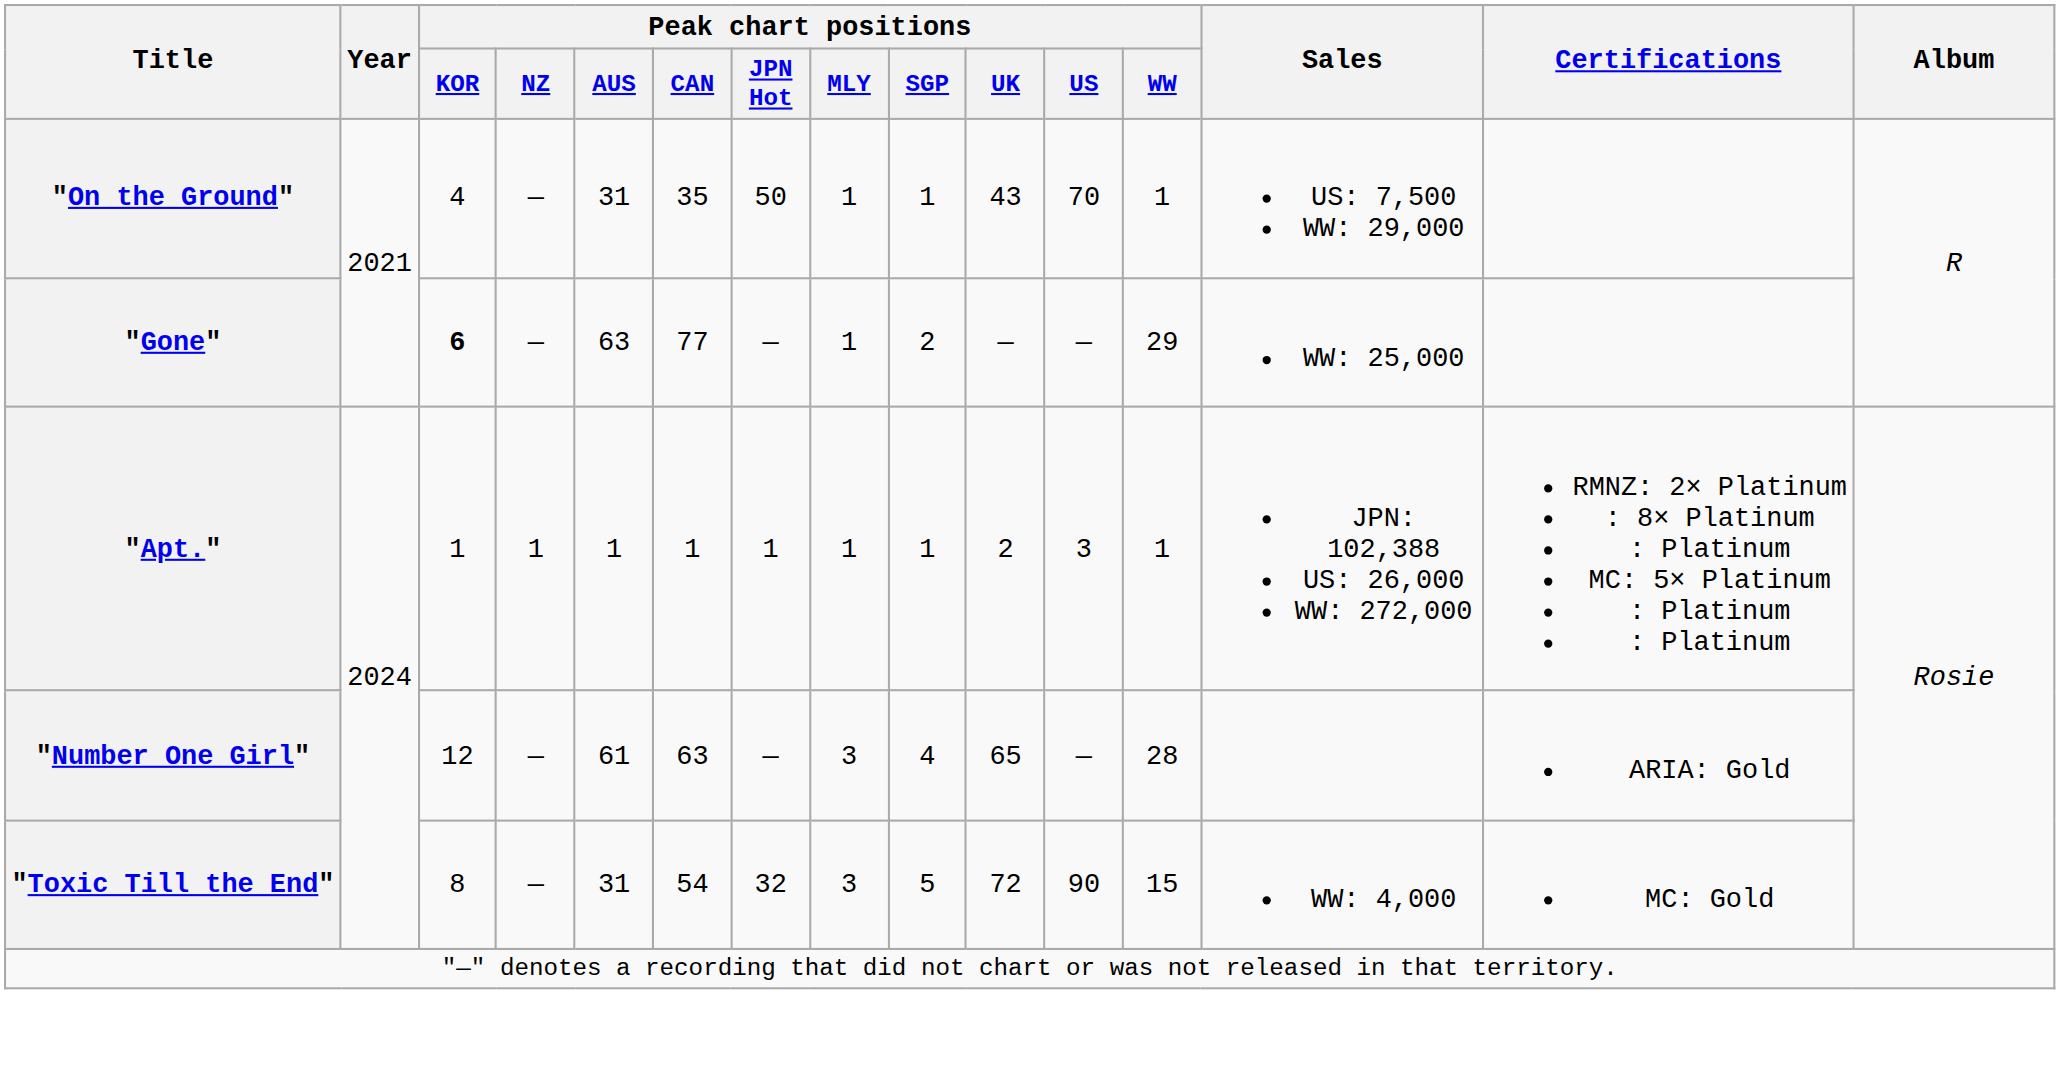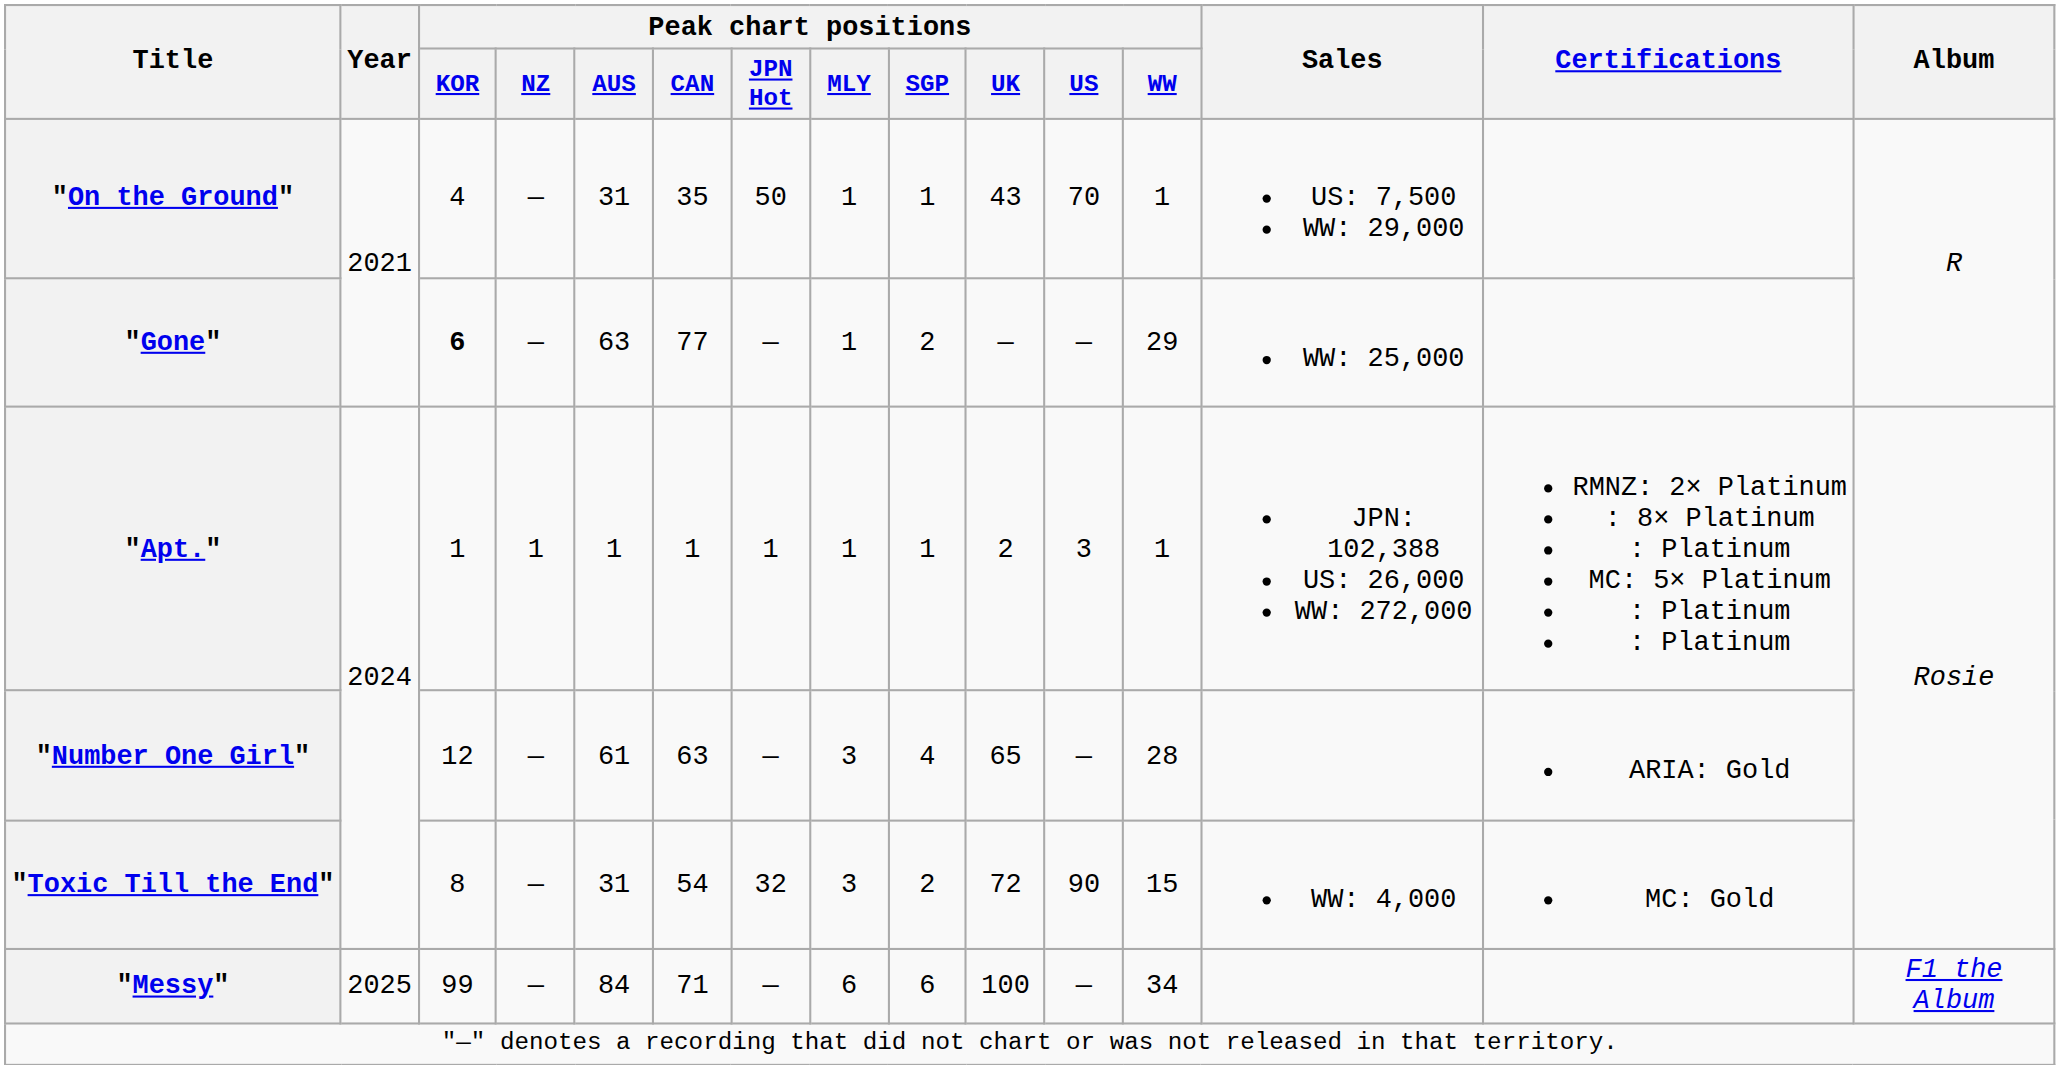(927, 884) 5 -> (927, 884) 2
+ row: (173, 986)
